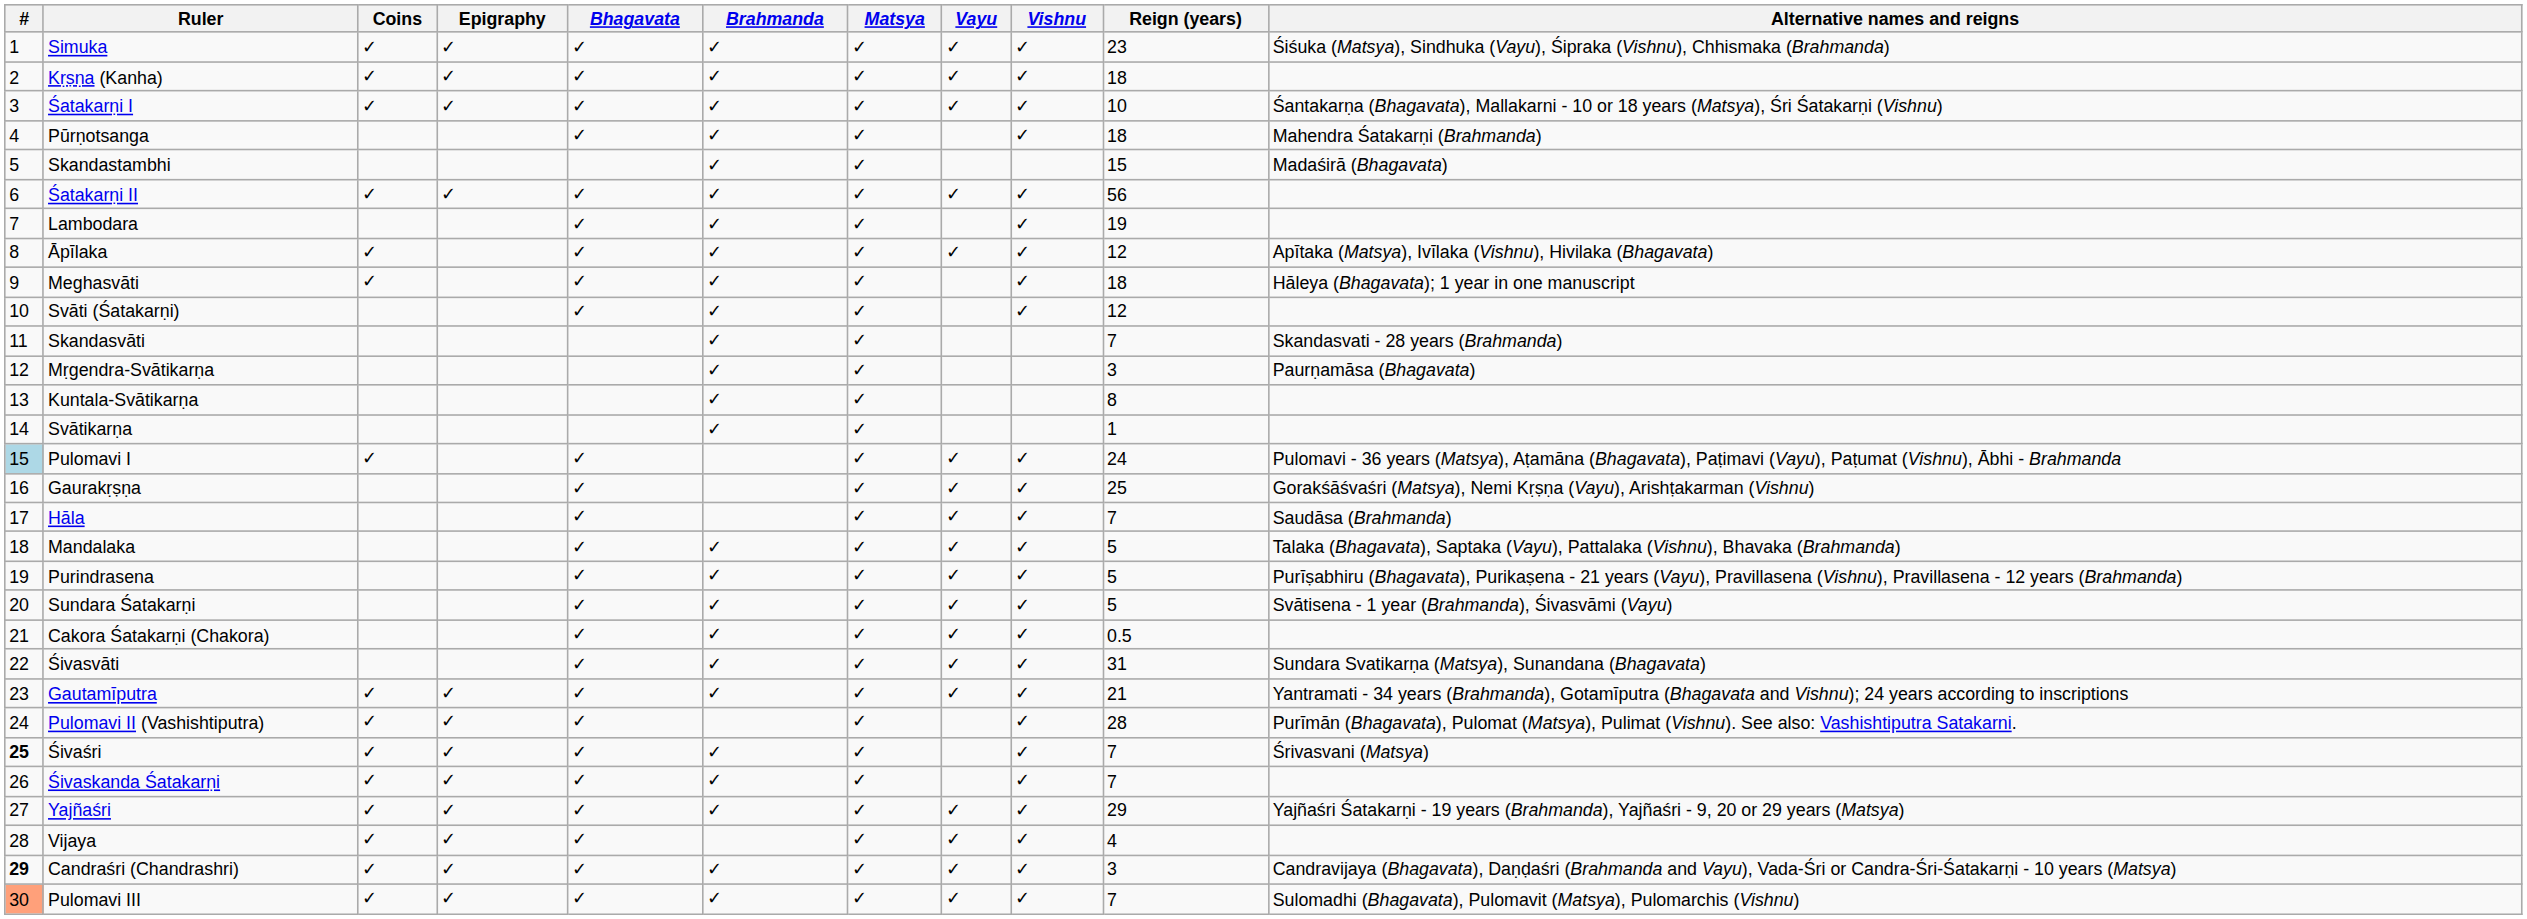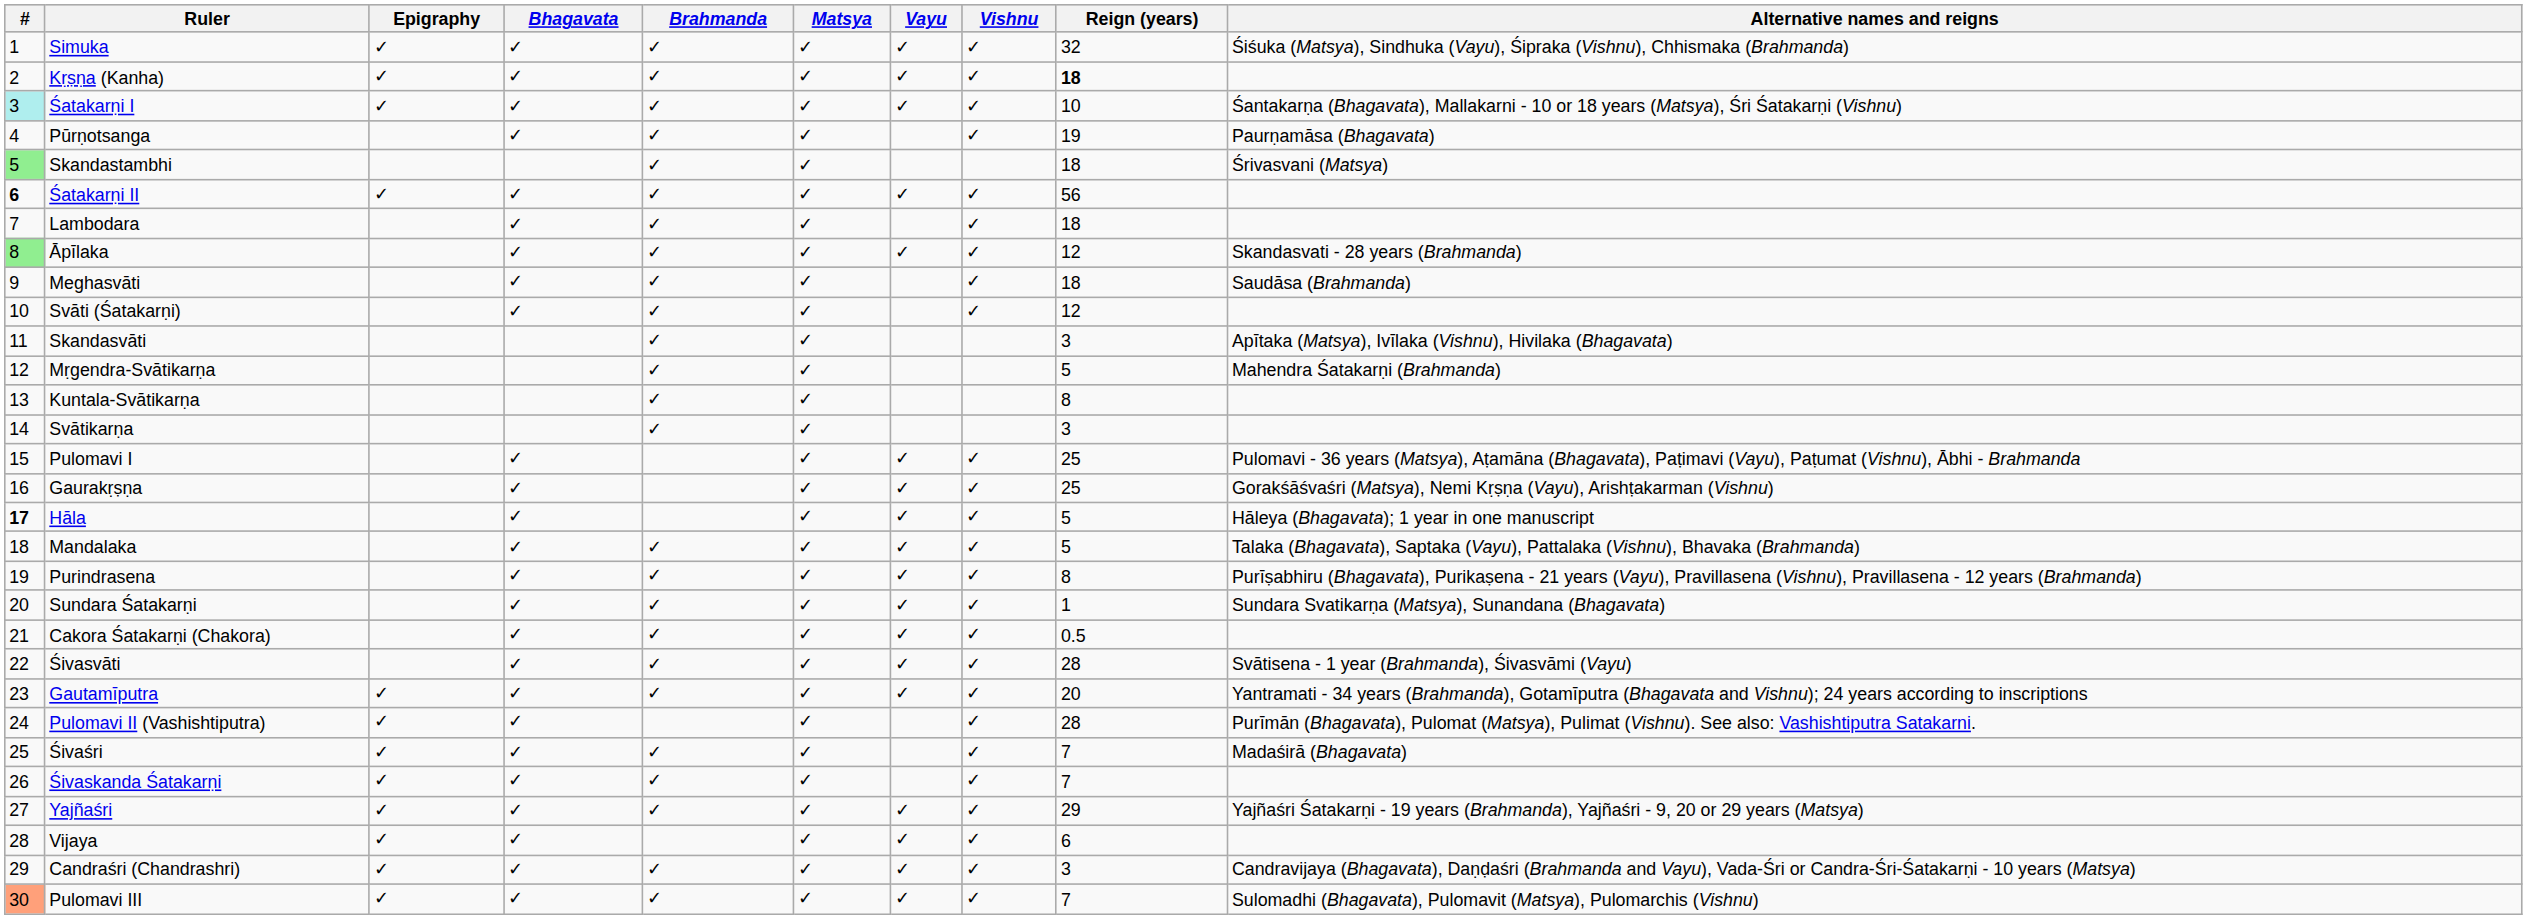- column: (397, 19)
(1117, 47) 23 -> (1071, 47) 32
(1117, 77) normal -> (1071, 77) bold
(14, 106) no background -> (14, 106) paleturquoise background
(1117, 136) 18 -> (1071, 136) 19
(1407, 136) Mahendra Śatakarṇi (Brahmanda) -> (1333, 136) Paurṇamāsa (Bhagavata)
(14, 165) no background -> (14, 165) lightgreen background
(1117, 165) 15 -> (1071, 165) 18
(1360, 165) Madaśirā (Bhagavata) -> (1310, 165) Śrivasvani (Matsya)
(14, 194) normal -> (14, 194) bold
(1117, 224) 19 -> (1071, 224) 18
(14, 253) no background -> (14, 253) lightgreen background
(1493, 253) Apītaka (Matsya), Ivīlaka (Vishnu), Hivilaka (Bhagavata) -> (1377, 253) Skandasvati - 28 years (Brahmanda)
(1454, 282) Hāleya (Bhagavata); 1 year in one manuscript -> (1321, 282) Saudāsa (Brahmanda)
(1112, 341) 7 -> (1066, 341) 3
(1418, 341) Skandasvati - 28 years (Brahmanda) -> (1452, 341) Apītaka (Matsya), Ivīlaka (Vishnu), Hivilaka (Bhagavata)
(1112, 370) 3 -> (1066, 370) 5
(1374, 370) Paurṇamāsa (Bhagavata) -> (1366, 370) Mahendra Śatakarṇi (Brahmanda)
(1112, 429) 1 -> (1066, 429) 3
(19, 459) lightblue background -> (19, 459) no background
(1117, 459) 24 -> (1071, 459) 25
(19, 517) normal -> (19, 517) bold
(1112, 517) 7 -> (1066, 517) 5
(1362, 517) Saudāsa (Brahmanda) -> (1413, 517) Hāleya (Bhagavata); 1 year in one manuscript
(1112, 576) 5 -> (1066, 576) 8
(1112, 605) 5 -> (1066, 605) 1
(1473, 605) Svātisena - 1 year (Brahmanda), Śivasvāmi (Vayu) -> (1449, 605) Sundara Svatikarṇa (Matsya), Sunandana (Bhagavata)
(1117, 664) 31 -> (1071, 664) 28
(1489, 664) Sundara Svatikarṇa (Matsya), Sunandana (Bhagavata) -> (1432, 664) Svātisena - 1 year (Brahmanda), Śivasvāmi (Vayu)
(1117, 693) 21 -> (1071, 693) 20
(19, 752) bold -> (19, 752) normal
(1351, 752) Śrivasvani (Matsya) -> (1319, 752) Madaśirā (Bhagavata)
(1112, 840) 4 -> (1066, 840) 6
(19, 870) bold -> (19, 870) normal
